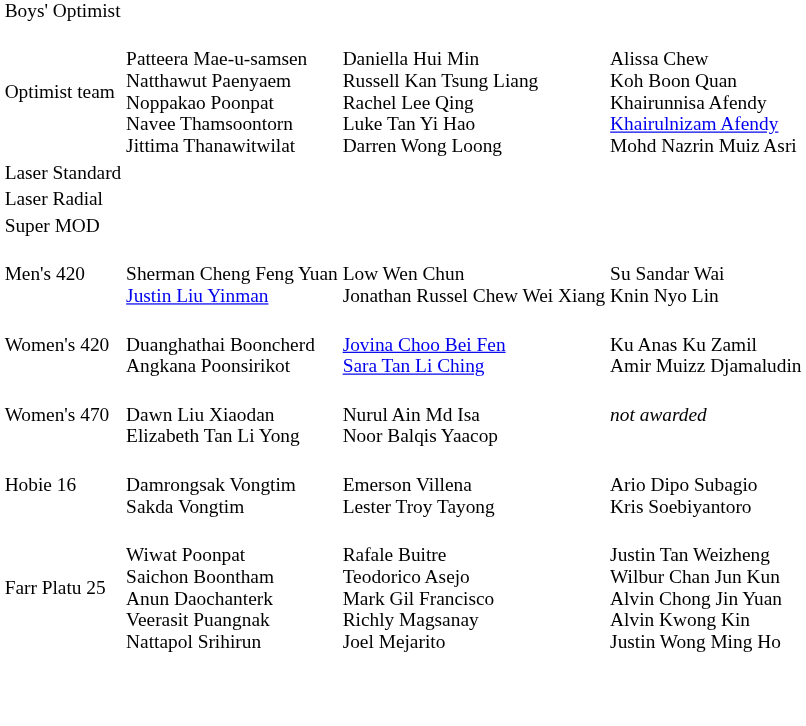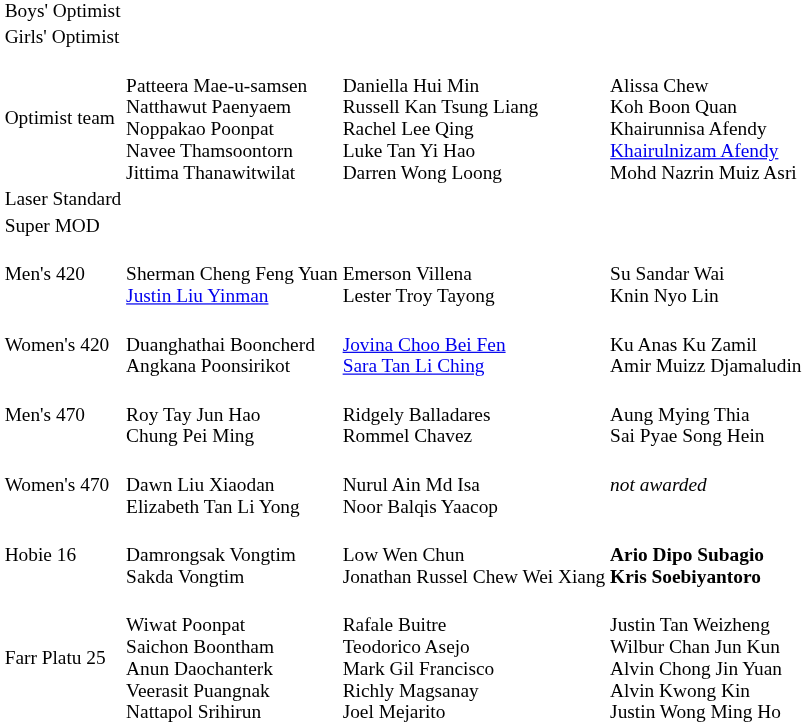+ row: (62, 37)
- row: (54, 199)
(474, 285) Low Wen Chun Jonathan Russel Chew Wei Xiang -> (419, 285) Emerson Villena Lester Troy Tayong
+ row: (45, 414)
(419, 495) Emerson Villena Lester Troy Tayong -> (474, 565) Low Wen Chun Jonathan Russel Chew Wei Xiang
(684, 495) normal -> (687, 565) bold
